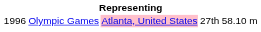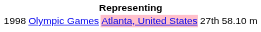(15, 21) 1996 -> (15, 21) 1998
